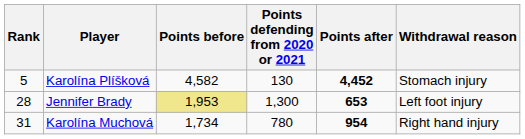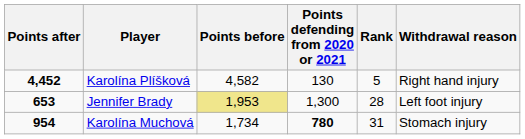columns swapped: (24, 37) <-> (356, 37)
(443, 80) Stomach injury -> (449, 80) Right hand injury
(282, 123) normal -> (323, 123) bold
(449, 123) Right hand injury -> (443, 123) Stomach injury
